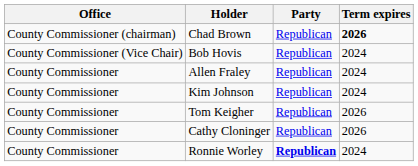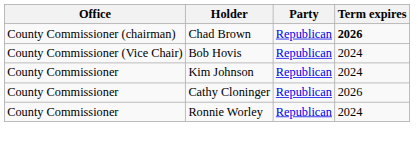- row: (219, 72)
- row: (221, 111)
(306, 151) bold -> (304, 111) normal
